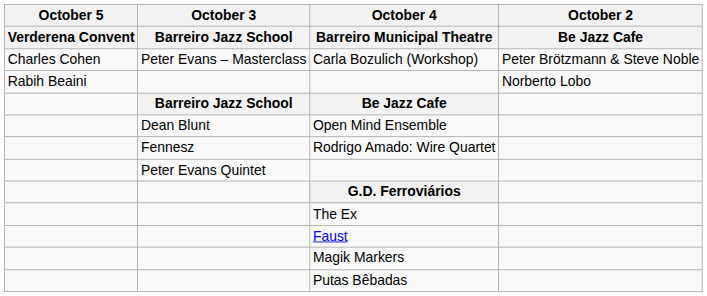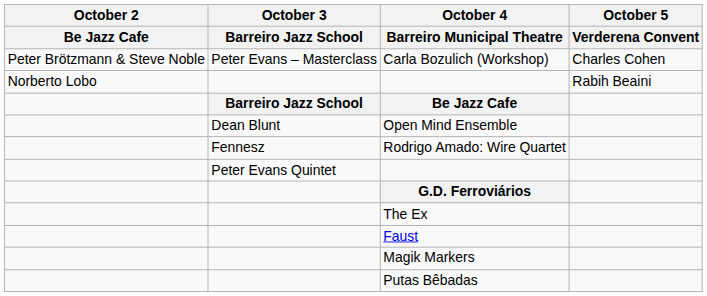columns swapped: (601, 37) <-> (71, 37)
